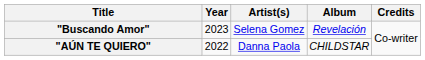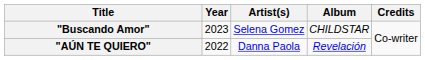(339, 30) Revelación -> (339, 30) CHILDSTAR
(339, 47) CHILDSTAR -> (339, 47) Revelación
